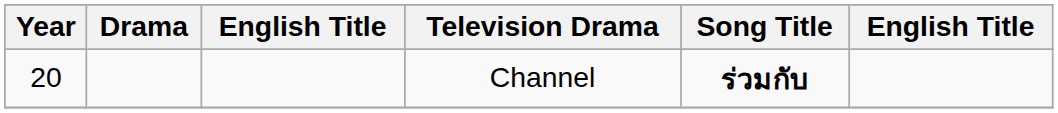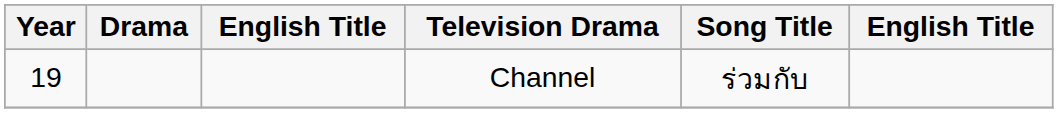(46, 78) 20 -> (46, 78) 19
(765, 78) bold -> (765, 78) normal
